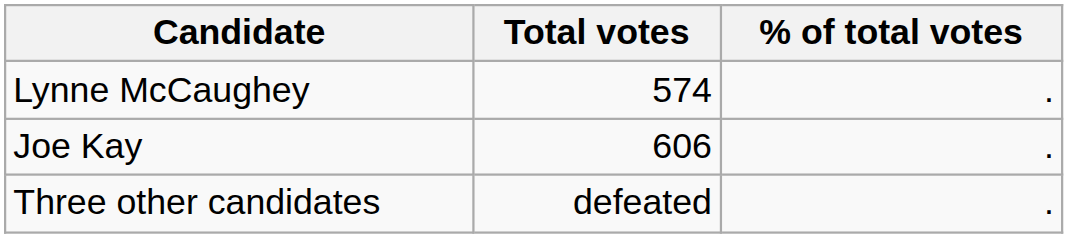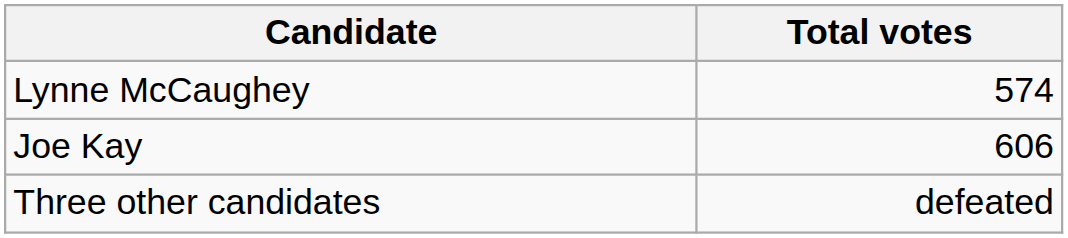- column: (891, 32)
